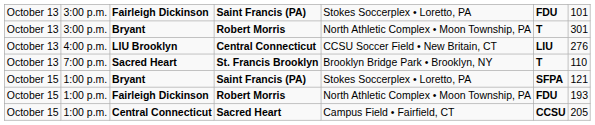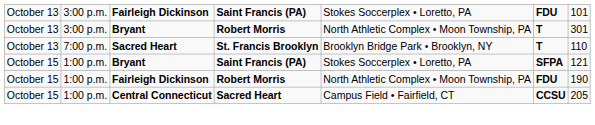- row: (145, 46)
(579, 96) 193 -> (579, 79) 190
